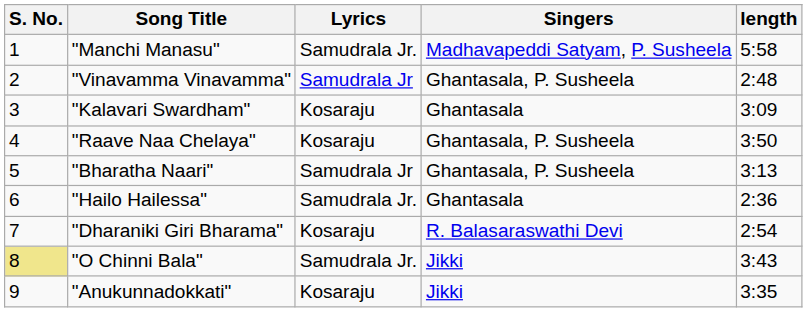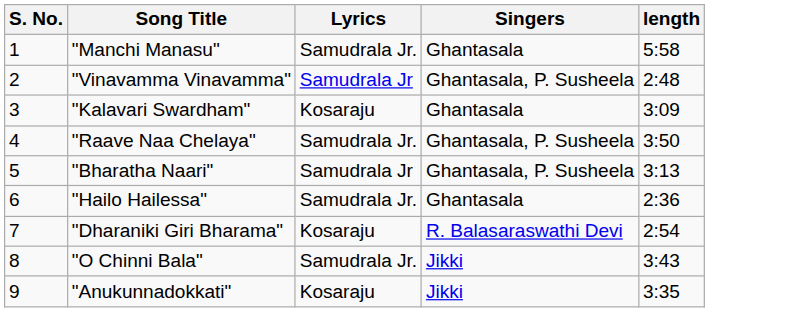(579, 49) Madhavapeddi Satyam, P. Susheela -> (475, 49) Ghantasala
(337, 140) Kosaraju -> (358, 140) Samudrala Jr.
(14, 261) khaki background -> (14, 261) no background
